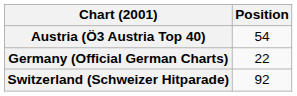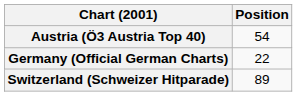(262, 79) 92 -> (262, 79) 89
